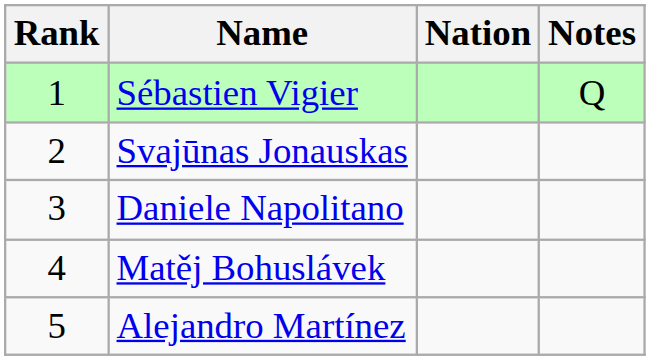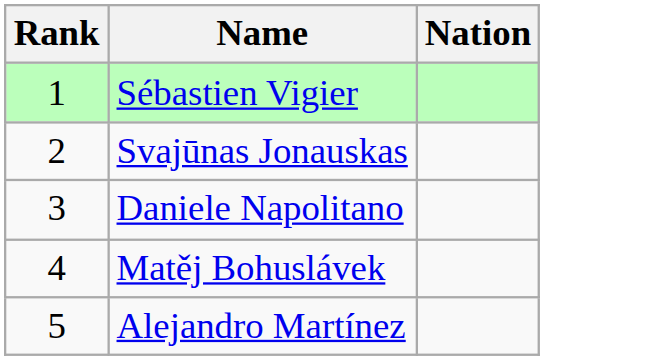- column: (592, 33)
